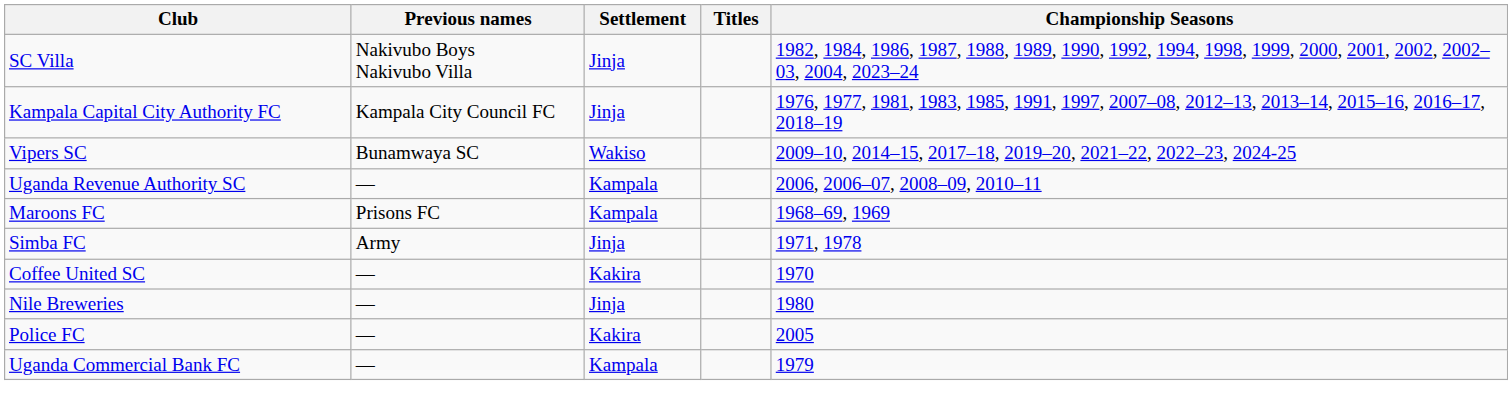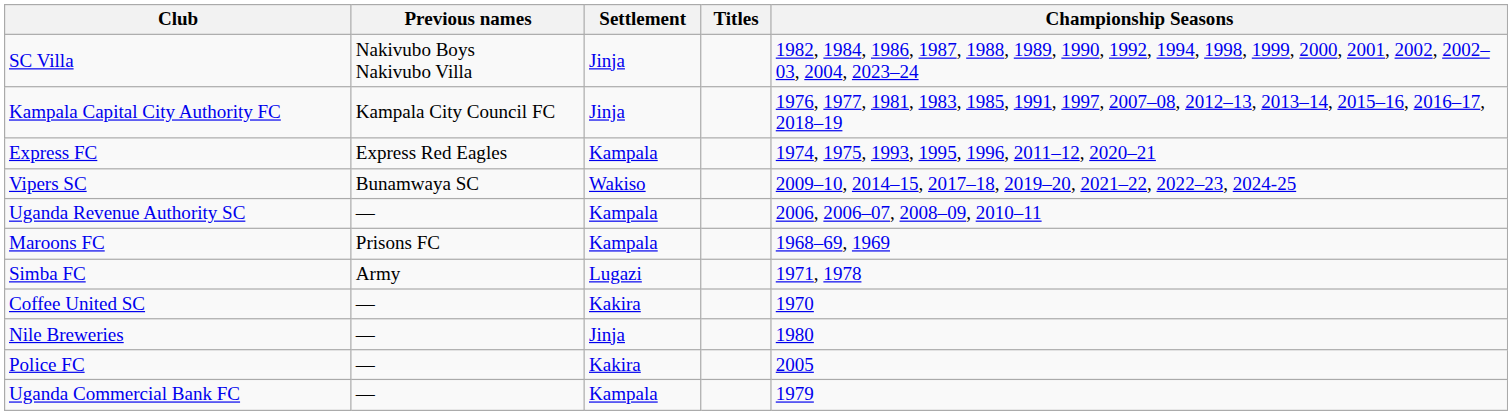+ row: (53, 153)
(607, 243) Jinja -> (615, 273) Lugazi
